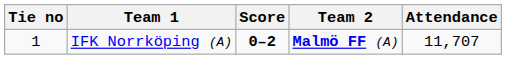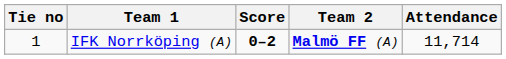(452, 42) 11,707 -> (452, 42) 11,714
